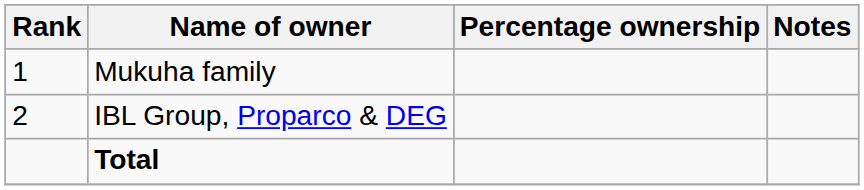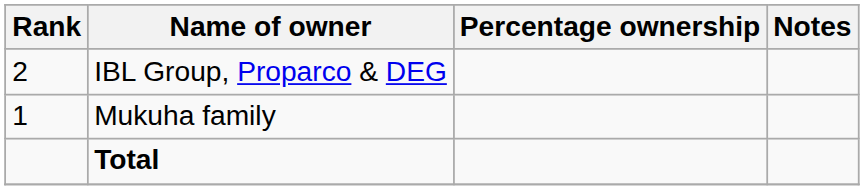rows swapped: (185, 71) <-> (271, 116)
